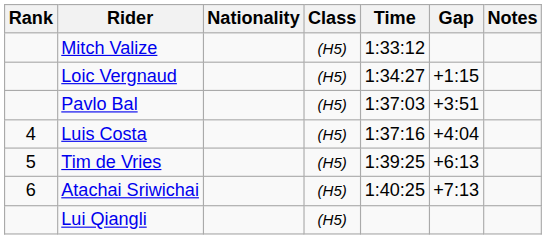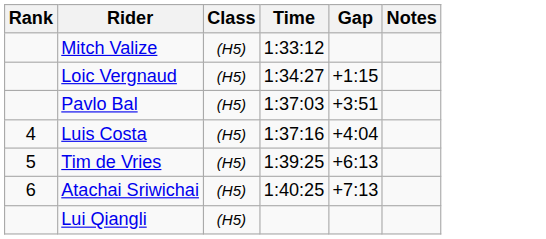- column: (253, 18)
